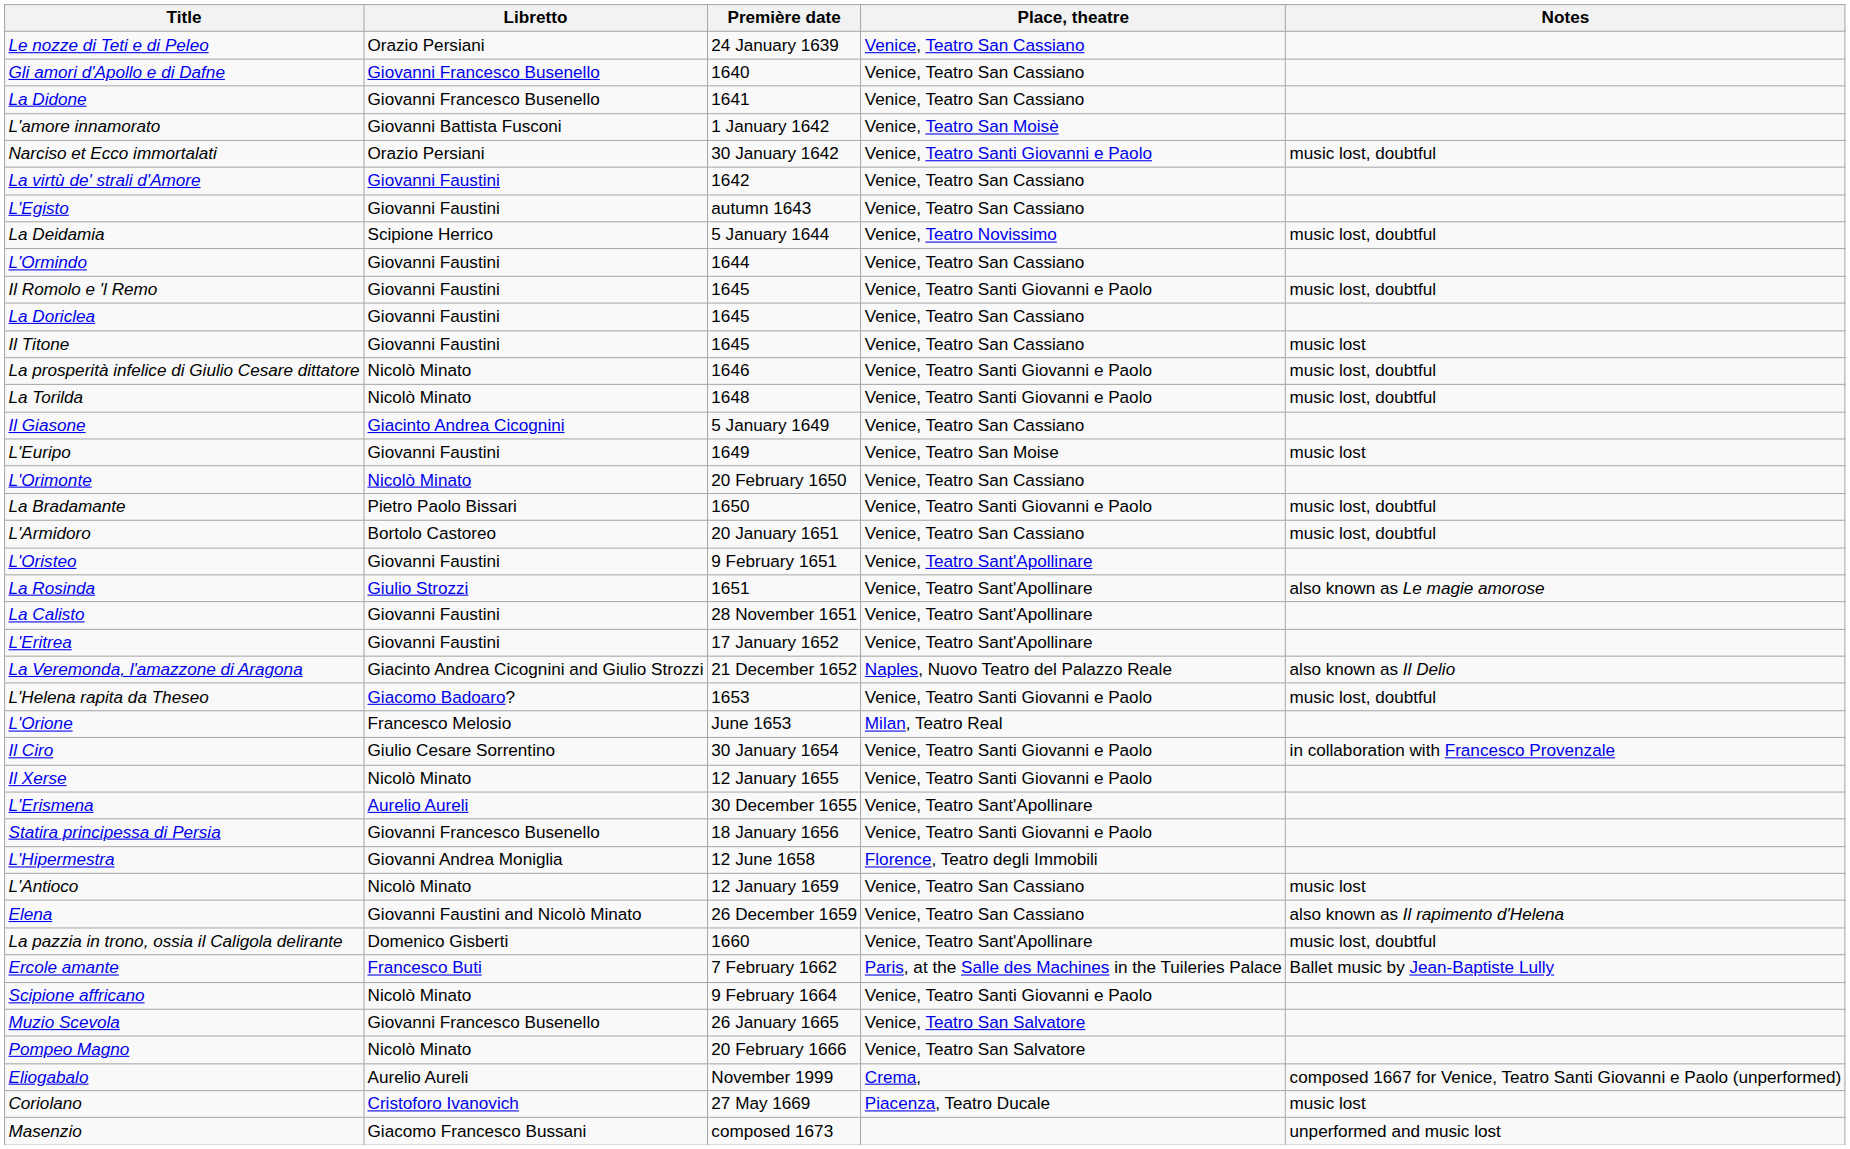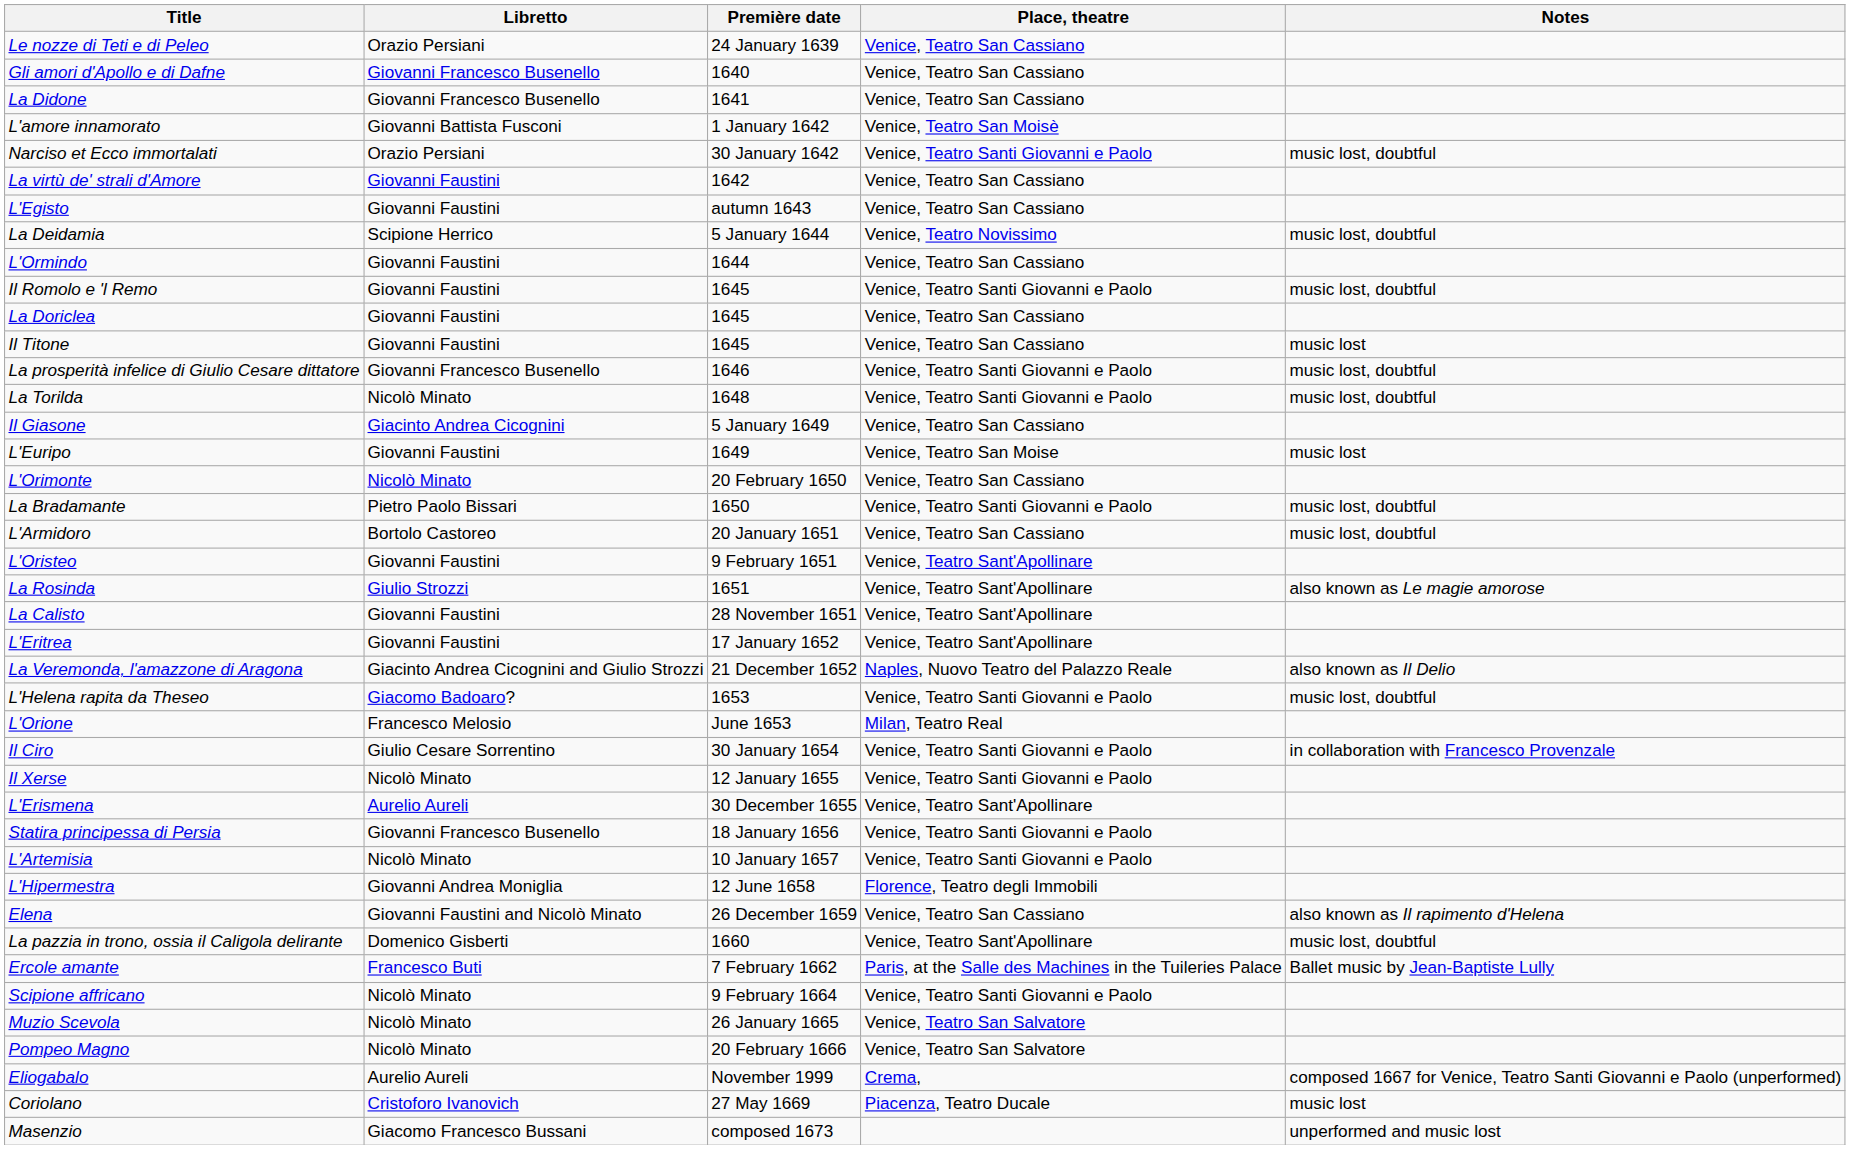(419, 371) Nicolò Minato -> (484, 371) Giovanni Francesco Busenello
+ row: (51, 859)
- row: (43, 886)
(484, 1022) Giovanni Francesco Busenello -> (419, 1022) Nicolò Minato
